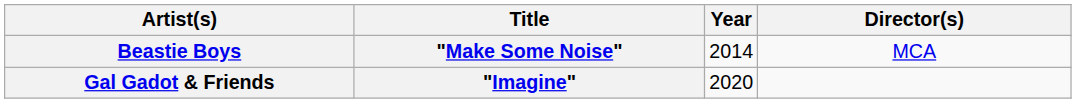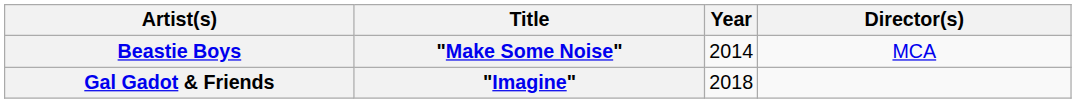(731, 82) 2020 -> (731, 82) 2018
